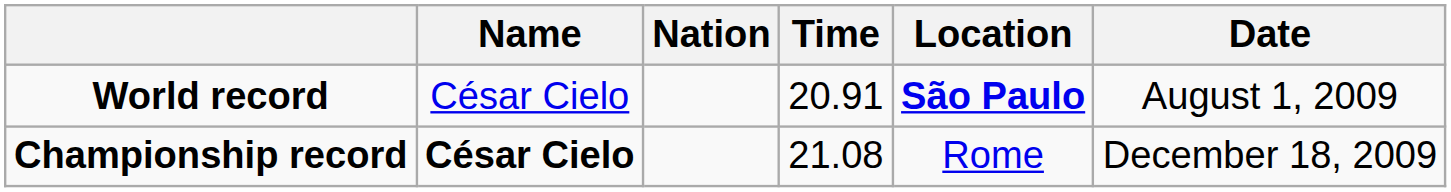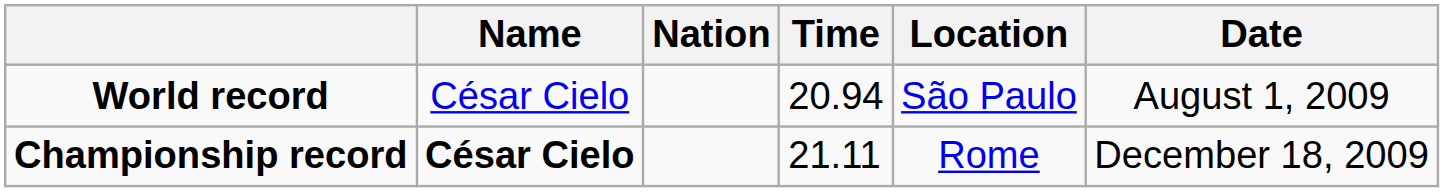(836, 95) 20.91 -> (836, 95) 20.94
(993, 95) bold -> (989, 95) normal
(836, 155) 21.08 -> (834, 155) 21.11
